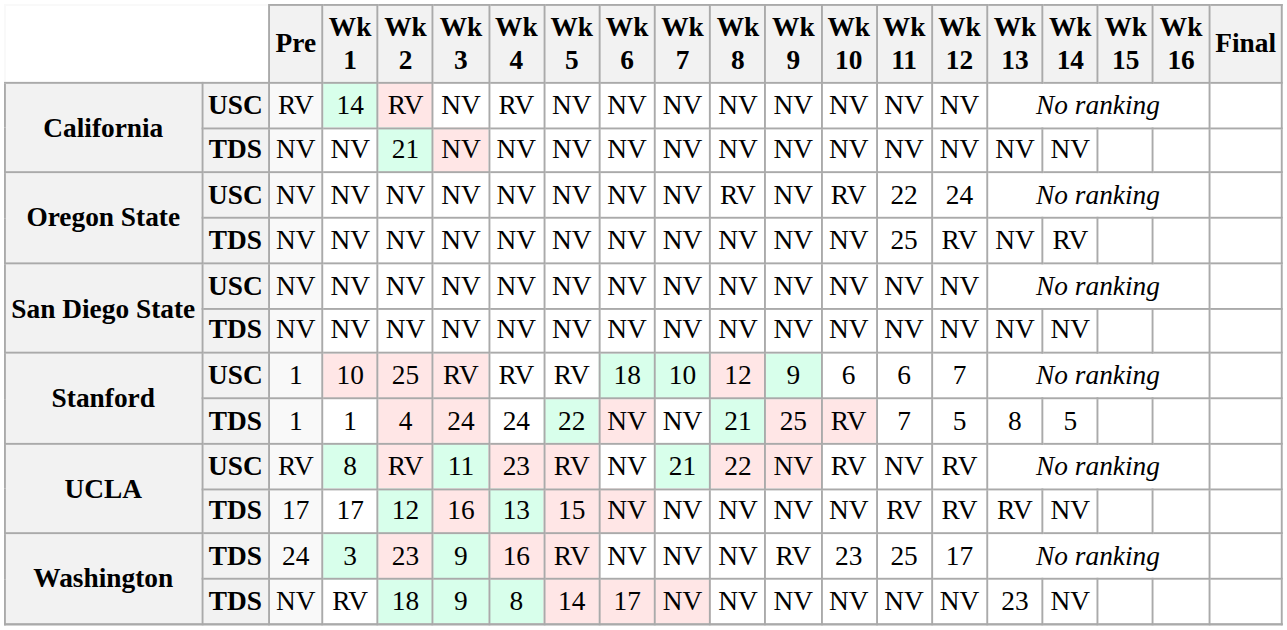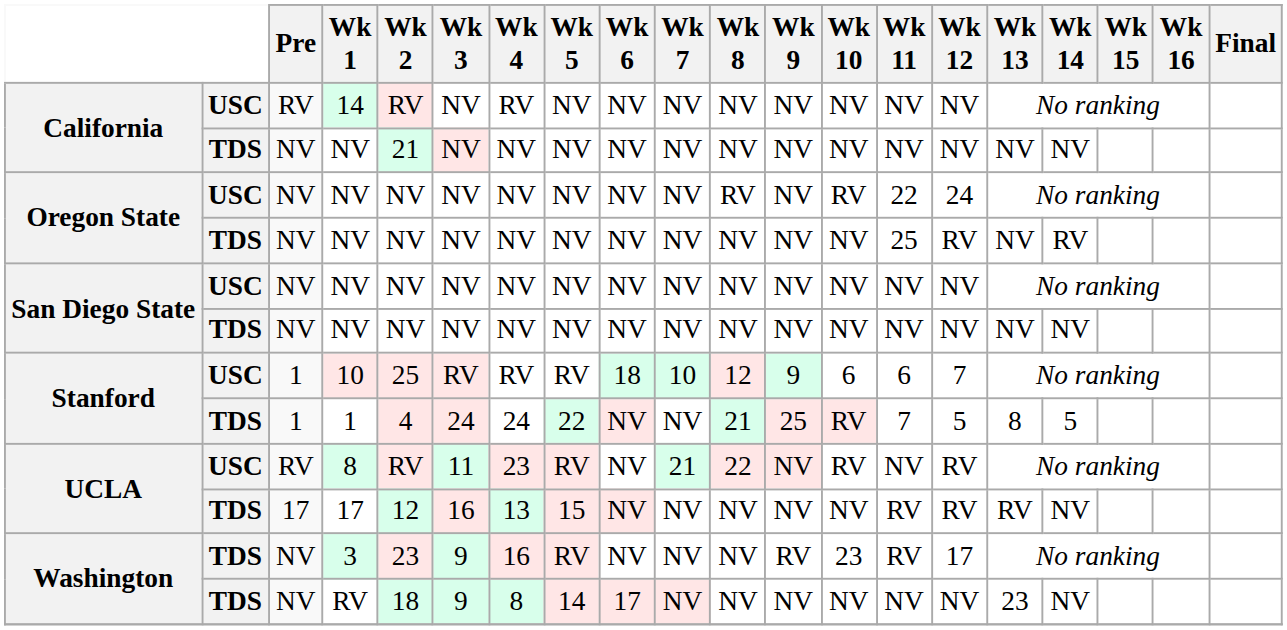(296, 556) 24 -> (296, 556) NV
(904, 556) 25 -> (904, 556) RV
